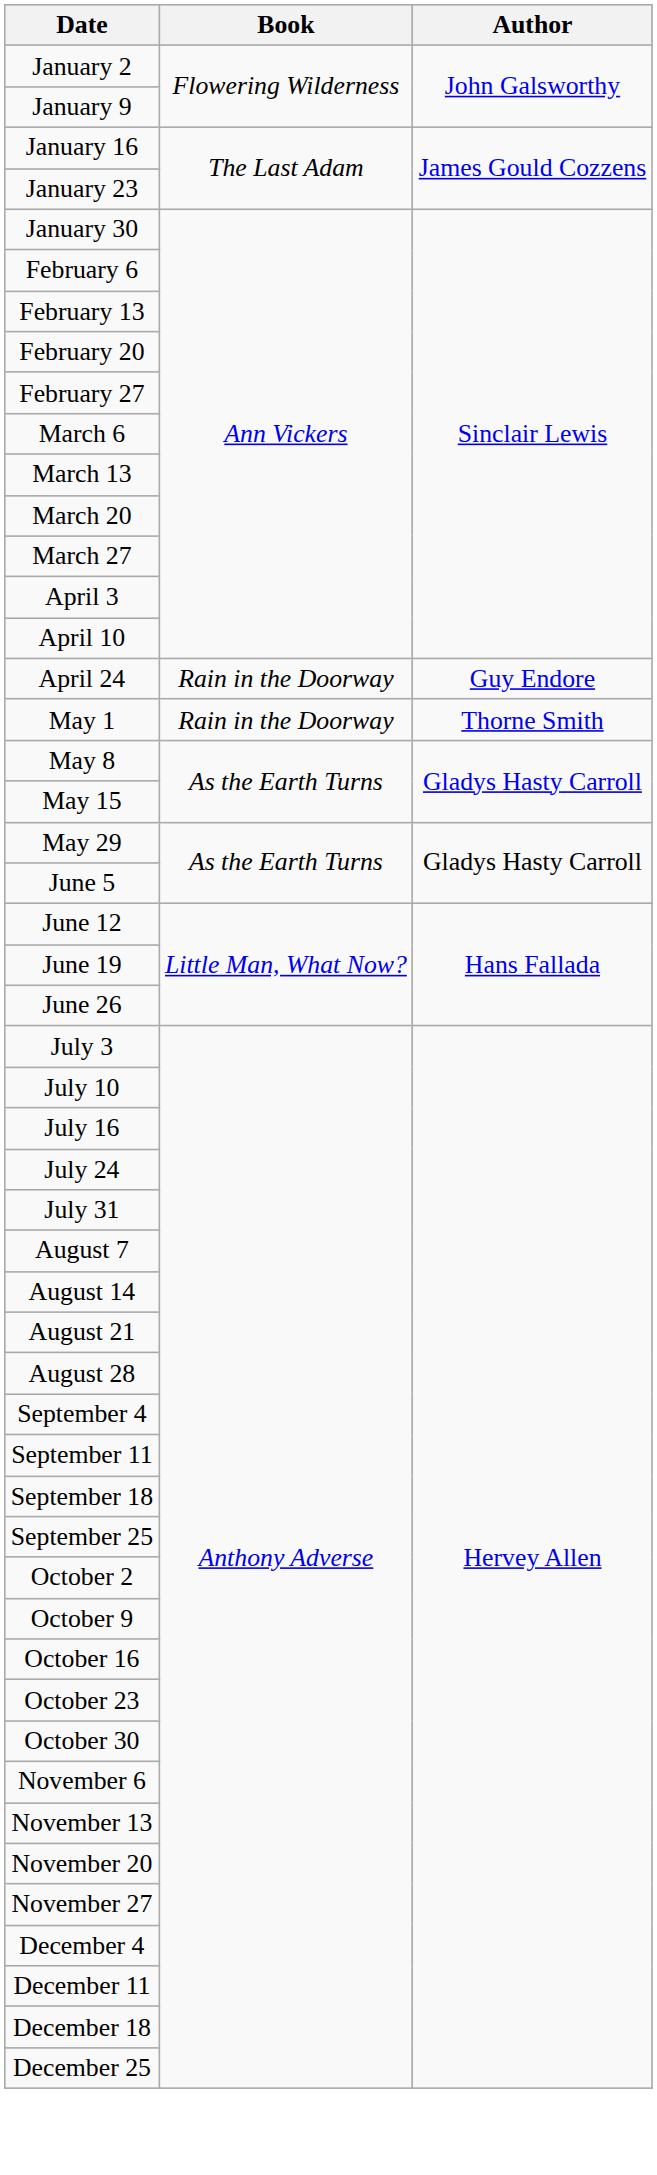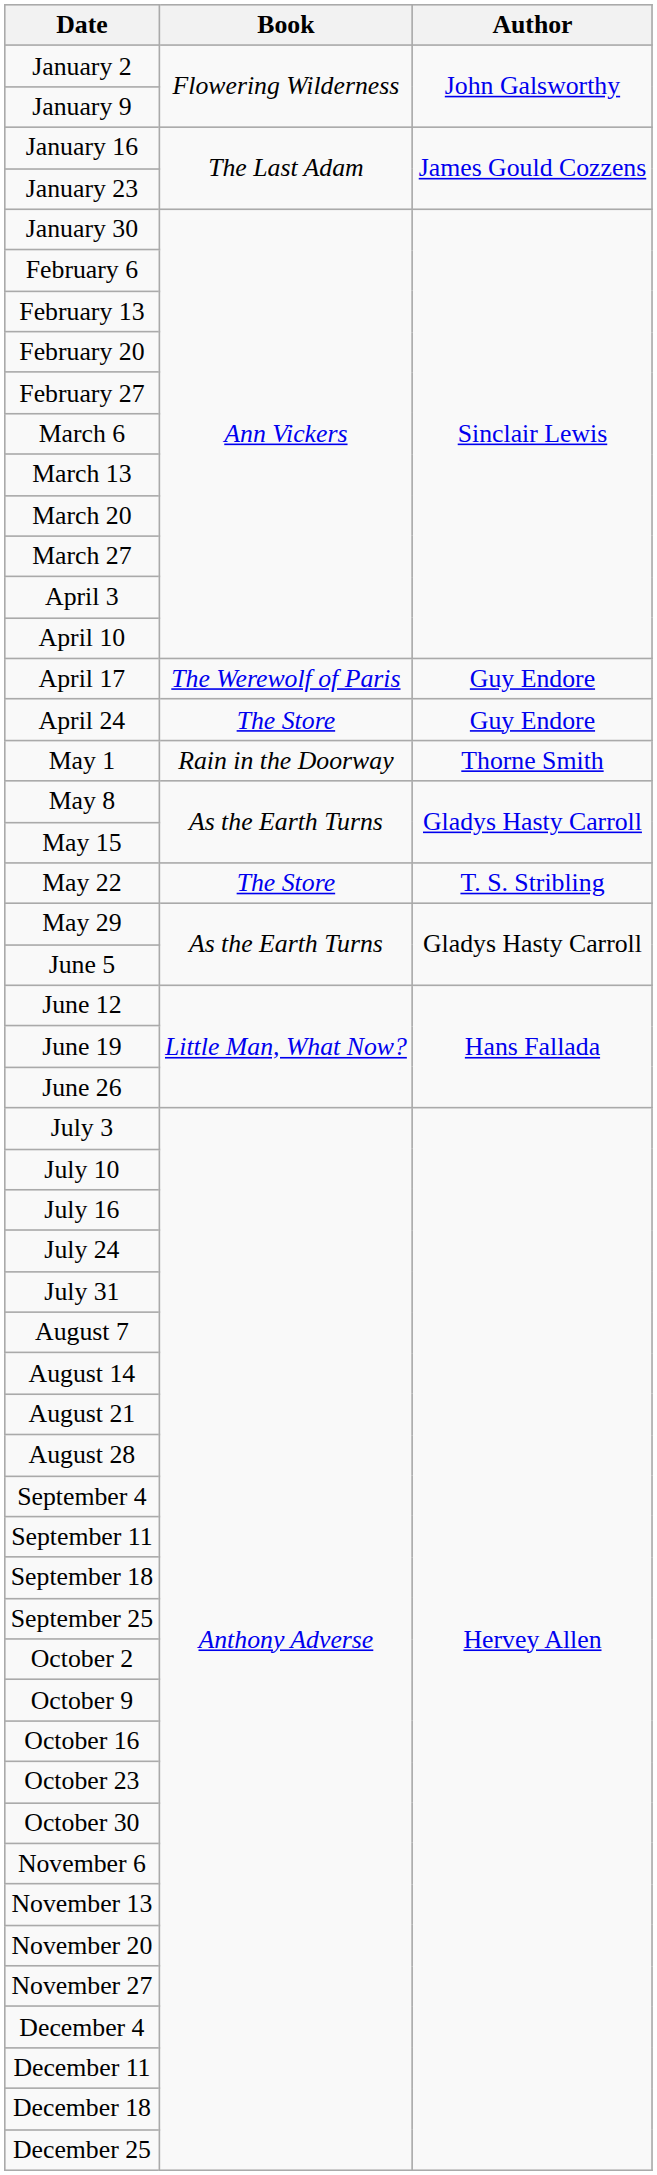+ row: (82, 678)
(286, 678) Rain in the Doorway -> (286, 719) The Store
+ row: (82, 882)
